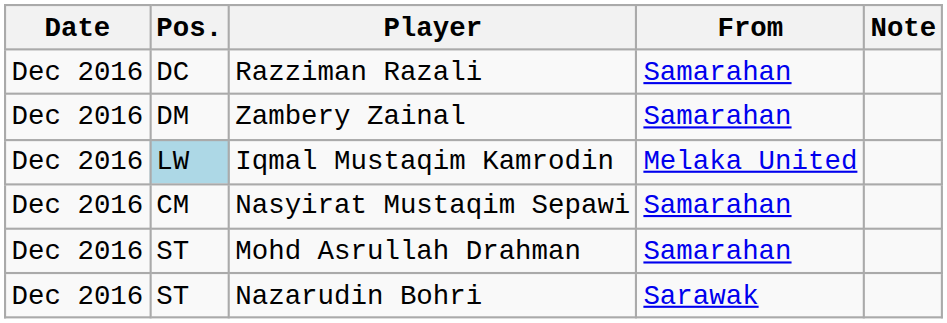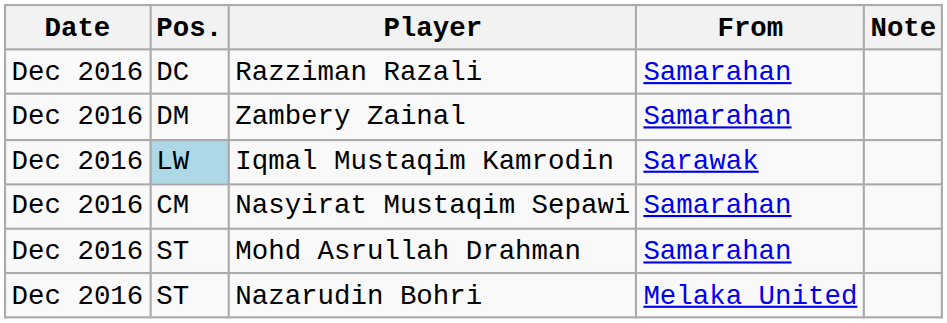(750, 162) Melaka United -> (701, 162) Sarawak
(701, 296) Sarawak -> (750, 296) Melaka United
